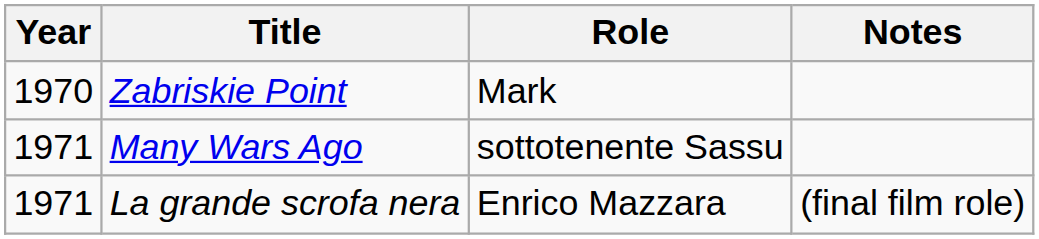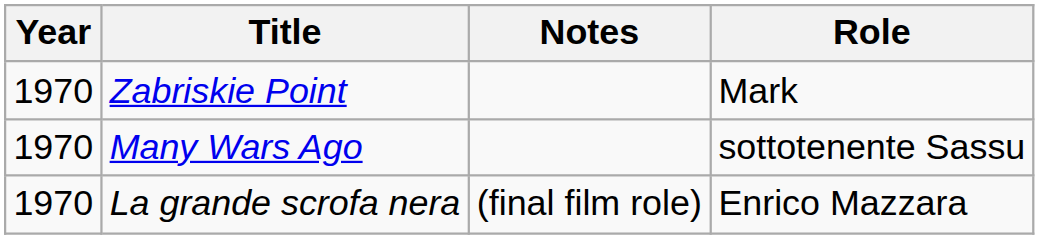columns swapped: (630, 32) <-> (913, 32)
(53, 146) 1971 -> (53, 146) 1970
(53, 203) 1971 -> (53, 203) 1970
